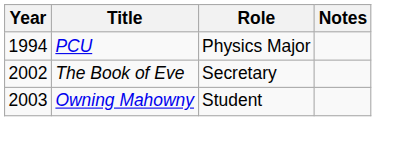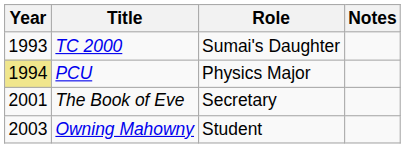+ row: (89, 45)
(28, 45) no background -> (28, 73) khaki background
(28, 73) 2002 -> (28, 101) 2001
